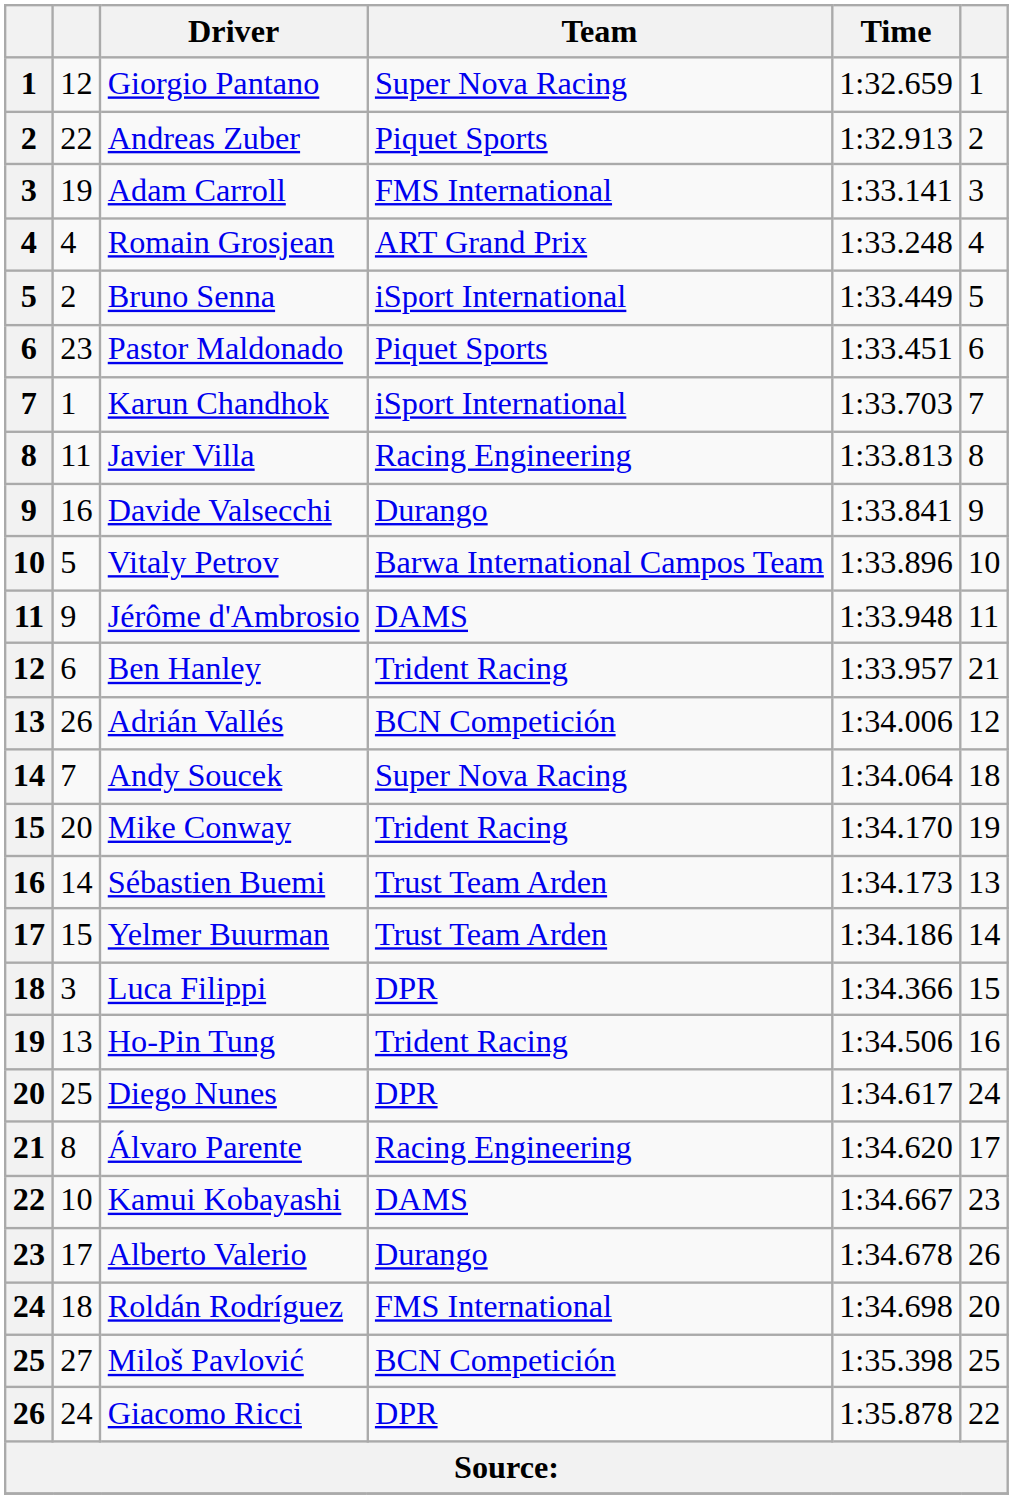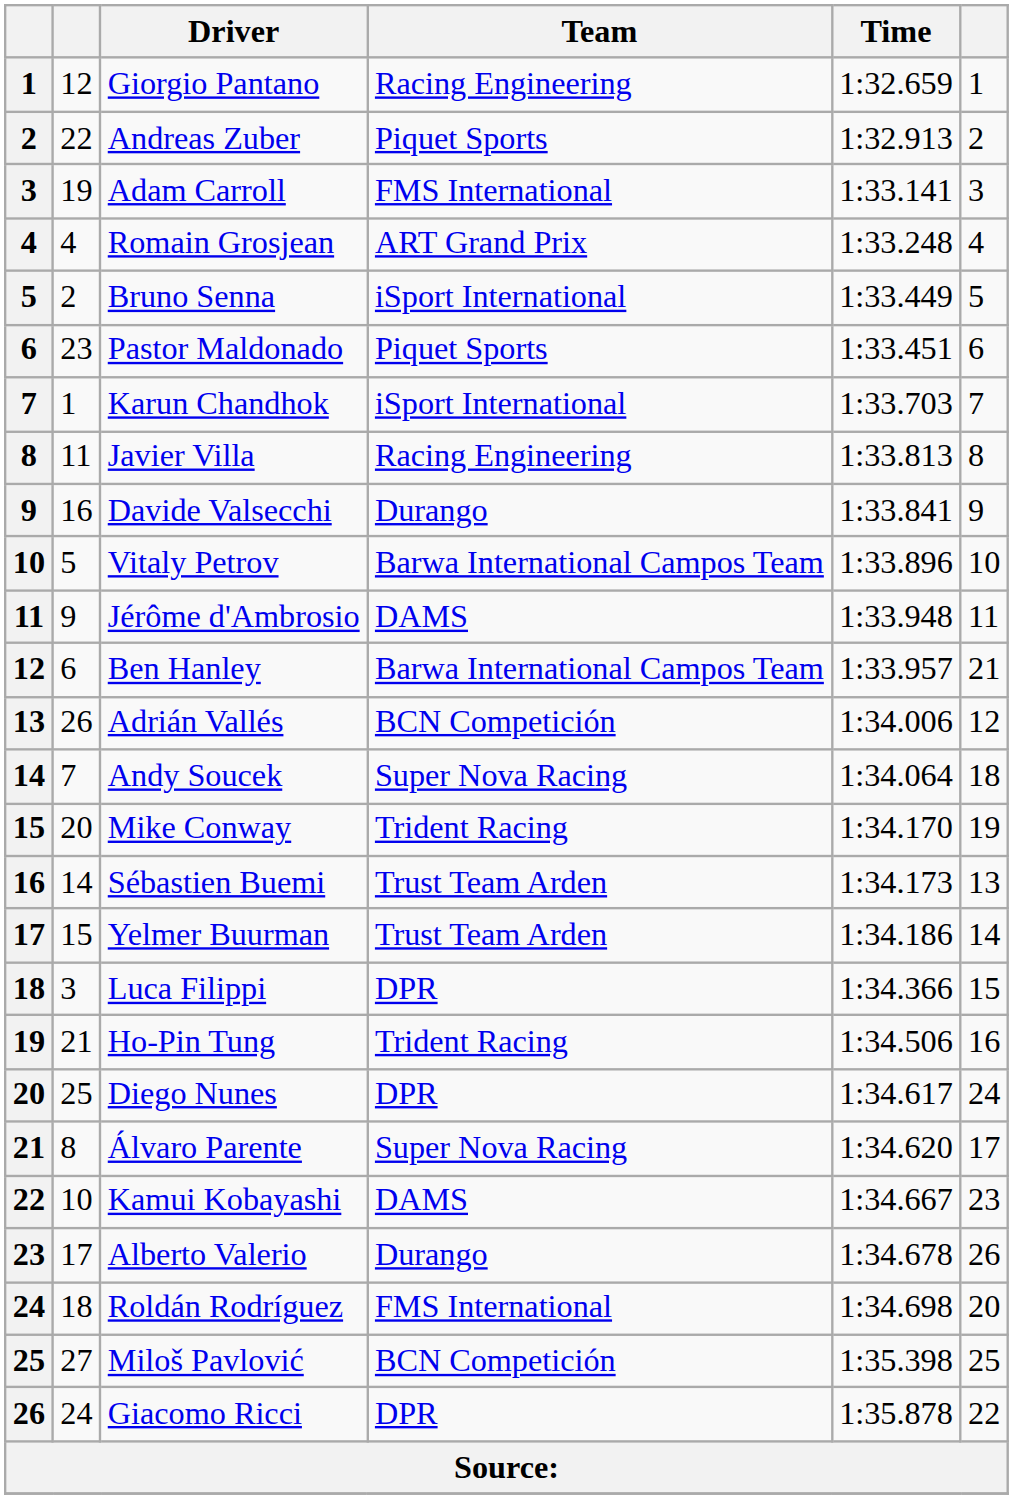(501, 83) Super Nova Racing -> (503, 83) Racing Engineering
(471, 668) Trident Racing -> (599, 668) Barwa International Campos Team
(76, 1041) 13 -> (76, 1041) 21
(503, 1147) Racing Engineering -> (501, 1147) Super Nova Racing
